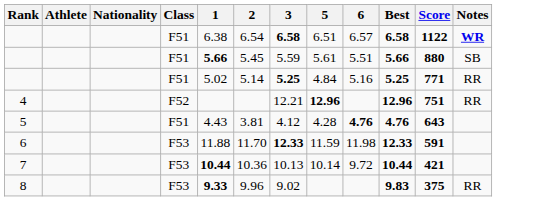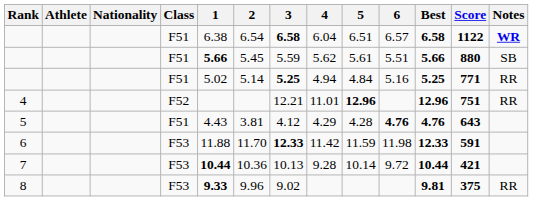+ column: (324, 15)
(397, 185) 9.83 -> (433, 185) 9.81
